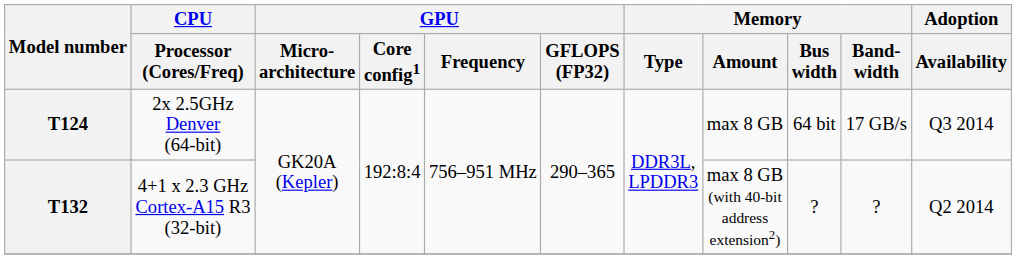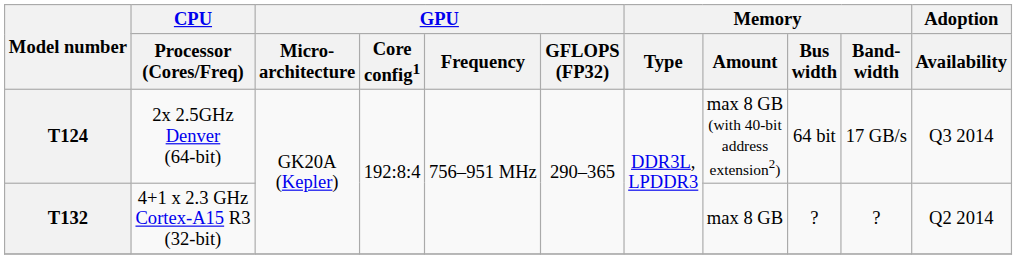(745, 124) max 8 GB -> (745, 136) max 8 GB (with 40-bit address extension2)
(745, 207) max 8 GB (with 40-bit address extension2) -> (745, 218) max 8 GB
